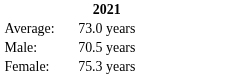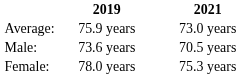+ column: (107, 9)
